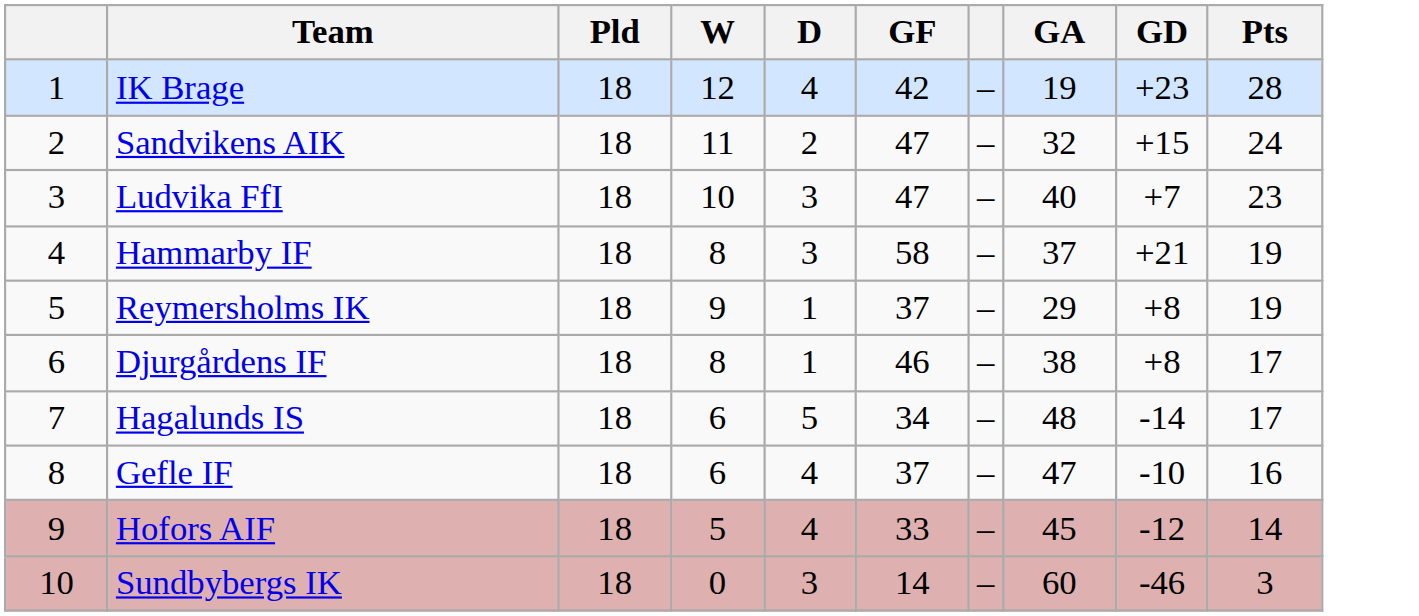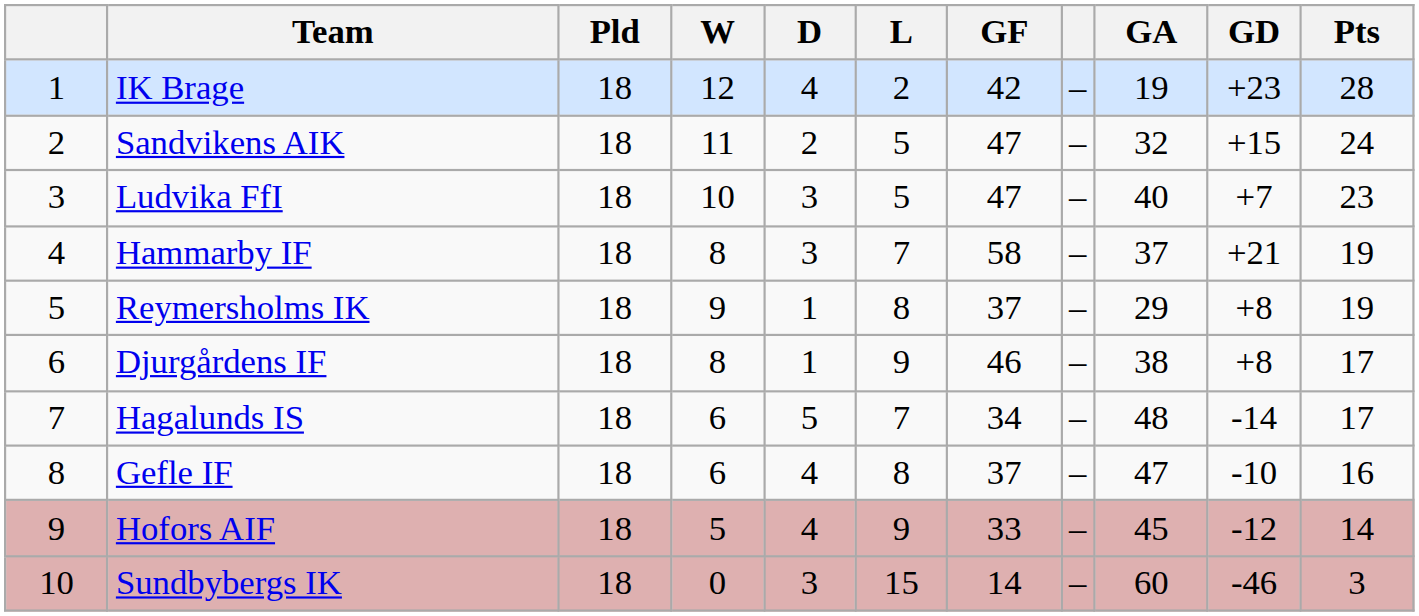+ column: (901, 32)
